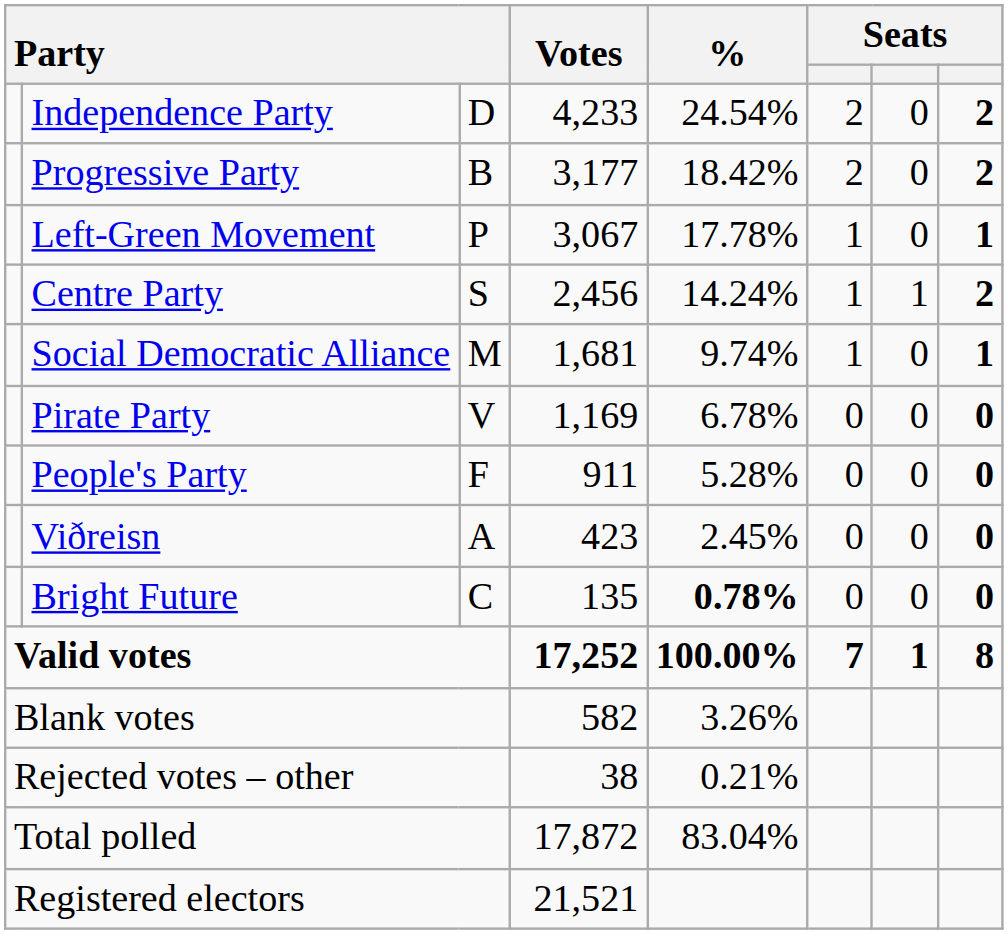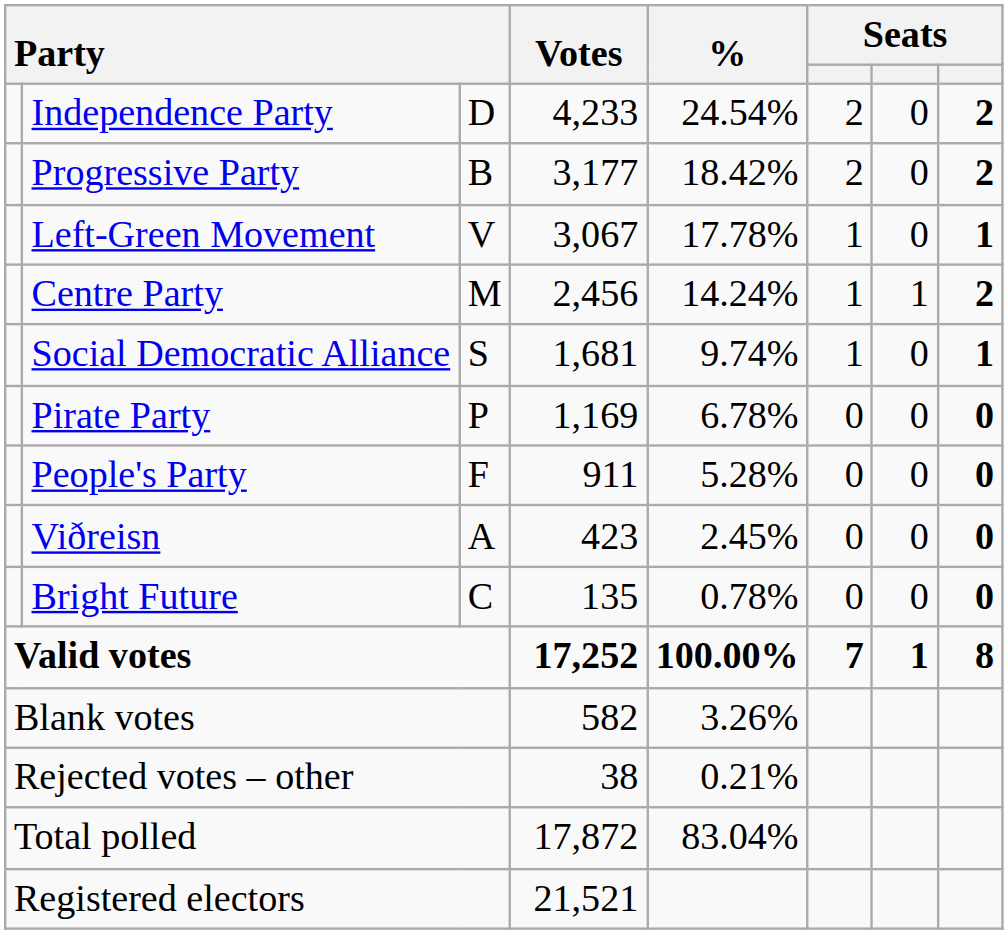(478, 233) P -> (482, 233) V
(478, 293) S -> (485, 293) M
(485, 354) M -> (478, 354) S
(482, 414) V -> (478, 414) P
(746, 595) bold -> (749, 595) normal
